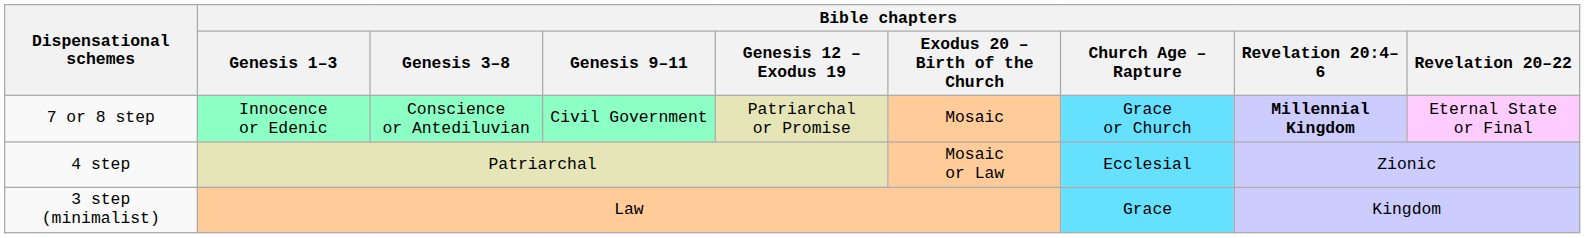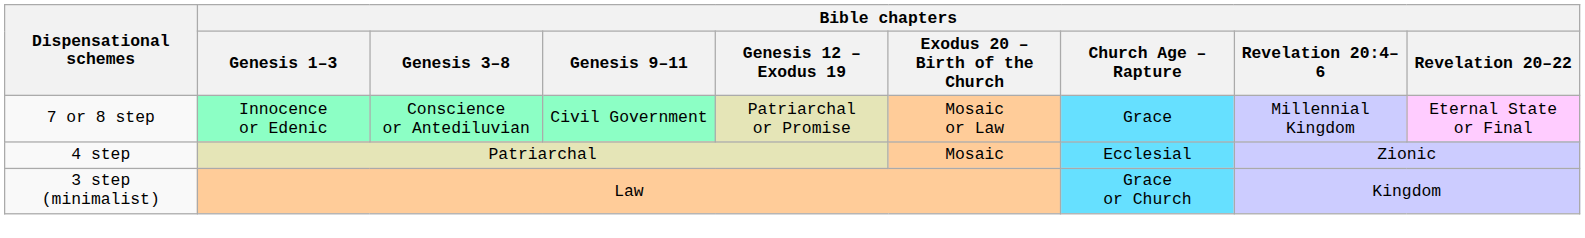(975, 119) Mosaic -> (975, 119) Mosaic or Law
(1147, 119) Grace or Church -> (1147, 119) Grace
(1320, 119) bold -> (1320, 119) normal
(975, 164) Mosaic or Law -> (975, 155) Mosaic
(1147, 210) Grace -> (1147, 191) Grace or Church
